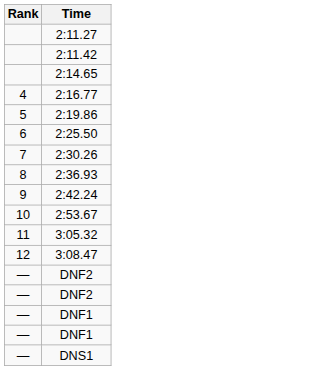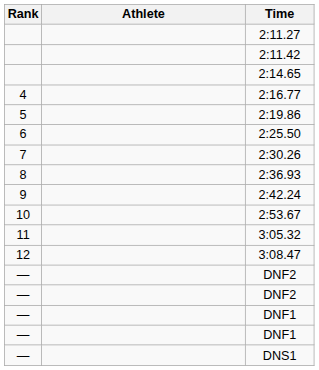+ column: (143, 14)
